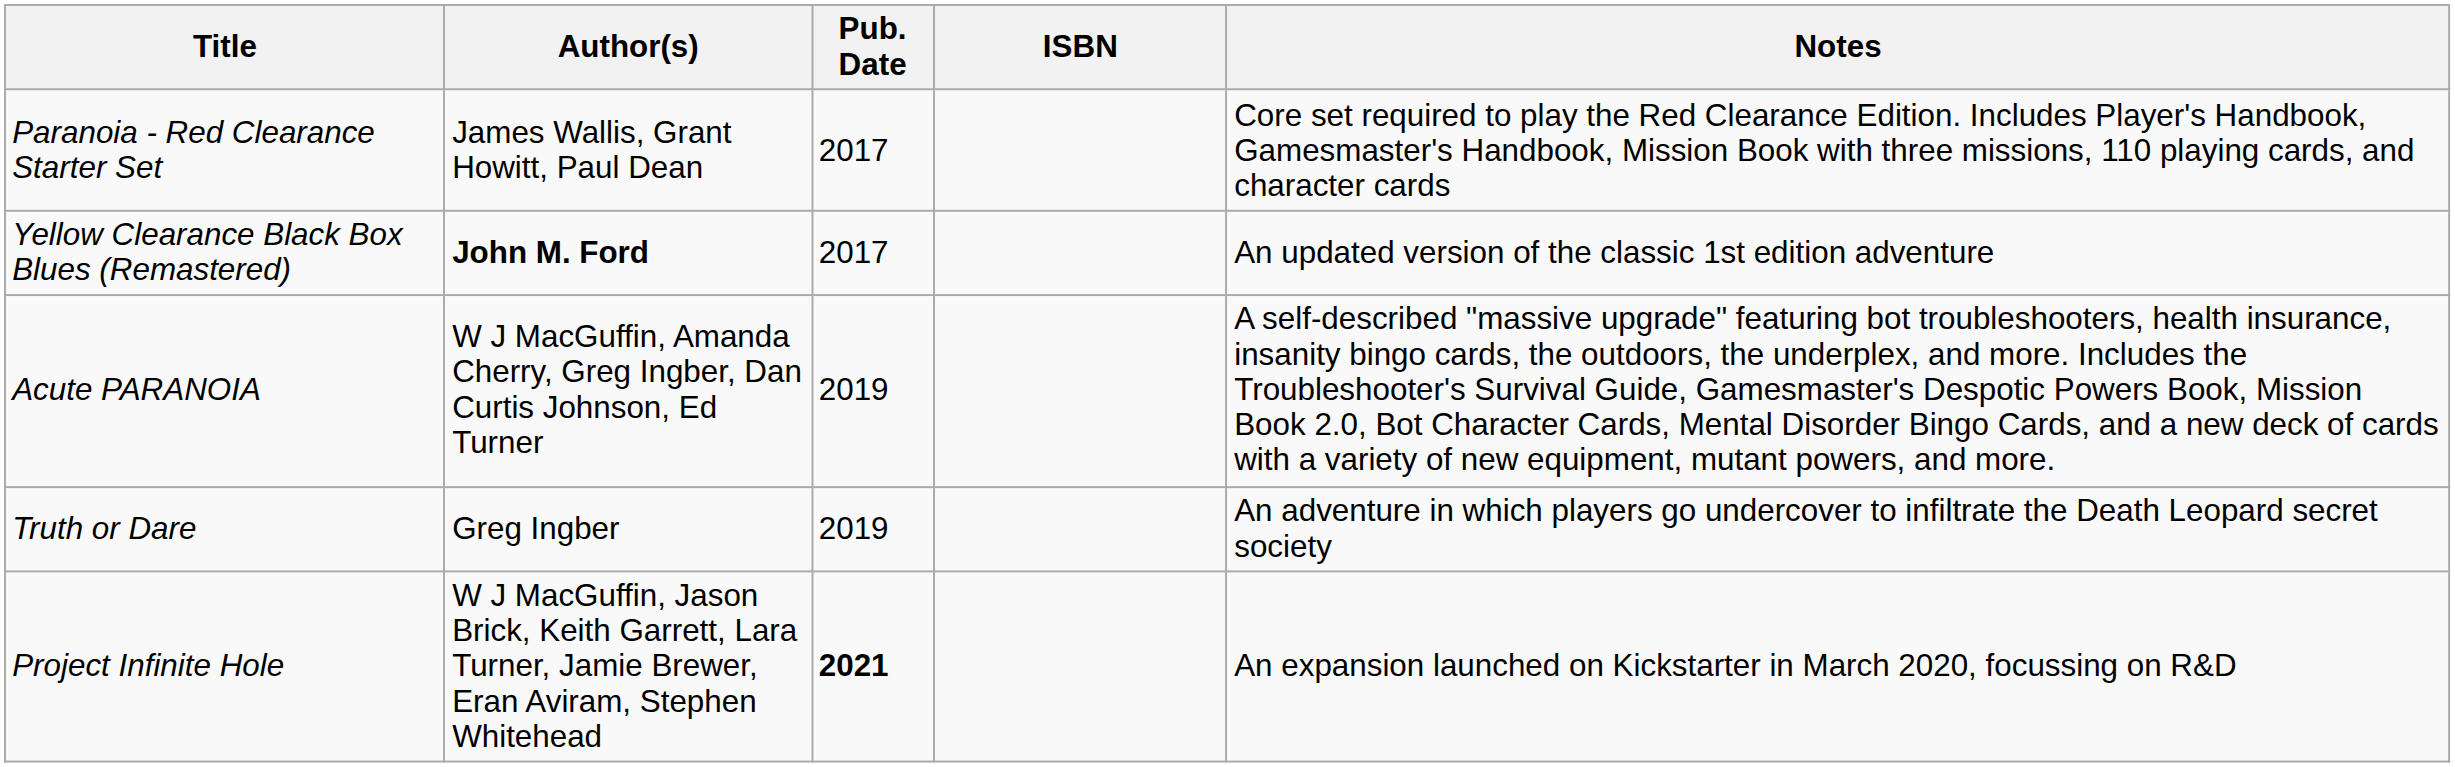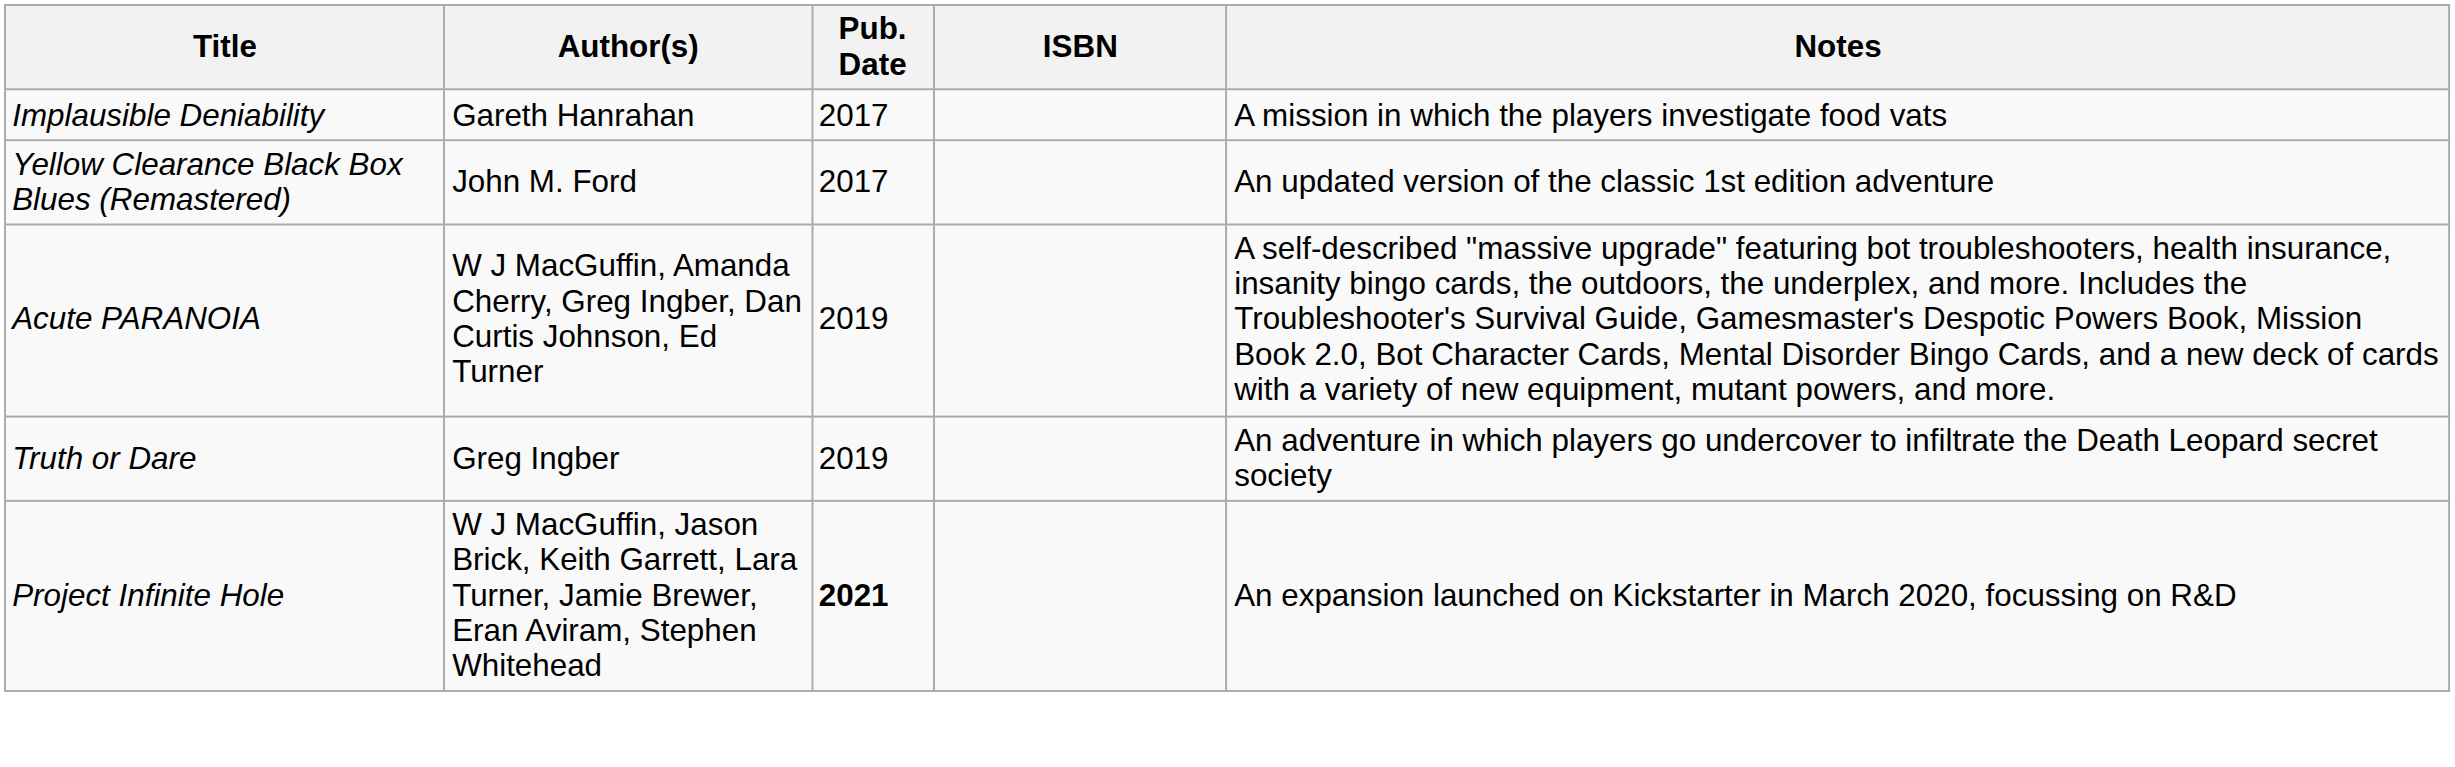- row: (194, 149)
+ row: (168, 114)
(551, 252) bold -> (545, 181) normal
